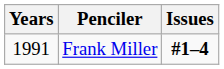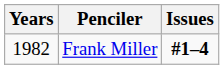(31, 49) 1991 -> (31, 49) 1982
